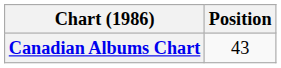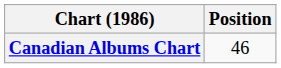(240, 47) 43 -> (240, 47) 46
